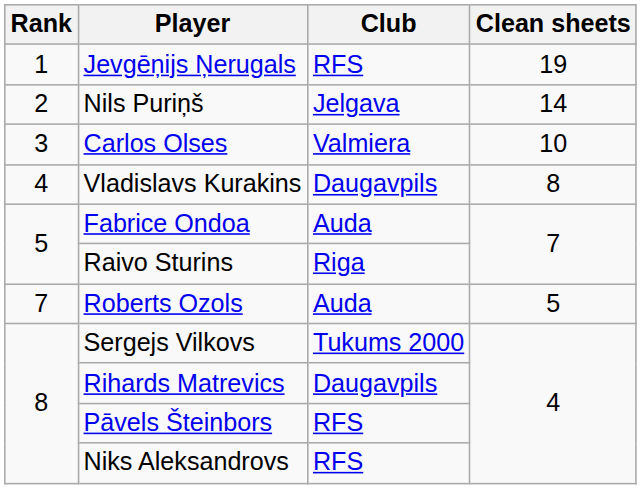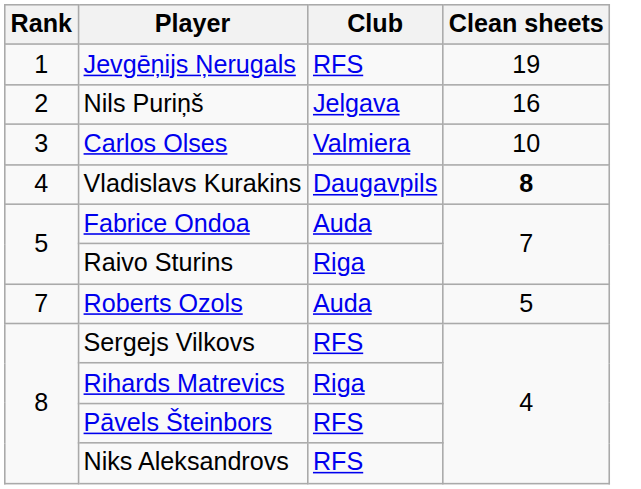(553, 104) 14 -> (526, 104) 16
(553, 183) normal -> (526, 183) bold
(389, 343) Tukums 2000 -> (338, 343) RFS
(375, 382) Daugavpils -> (339, 382) Riga
